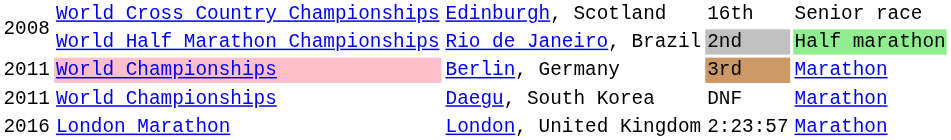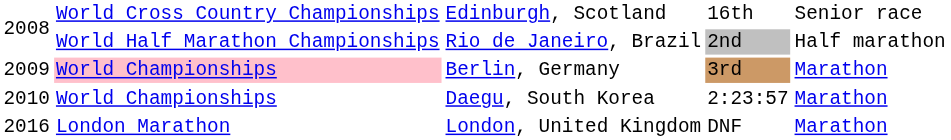(870, 42) lightgreen background -> (870, 42) no background
(27, 70) 2011 -> (27, 70) 2009
(27, 99) 2011 -> (27, 99) 2010
(725, 99) DNF -> (748, 99) 2:23:57
(748, 127) 2:23:57 -> (725, 127) DNF
